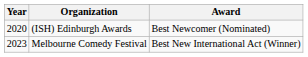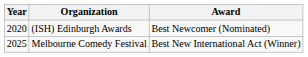(17, 44) 2023 -> (17, 44) 2025
